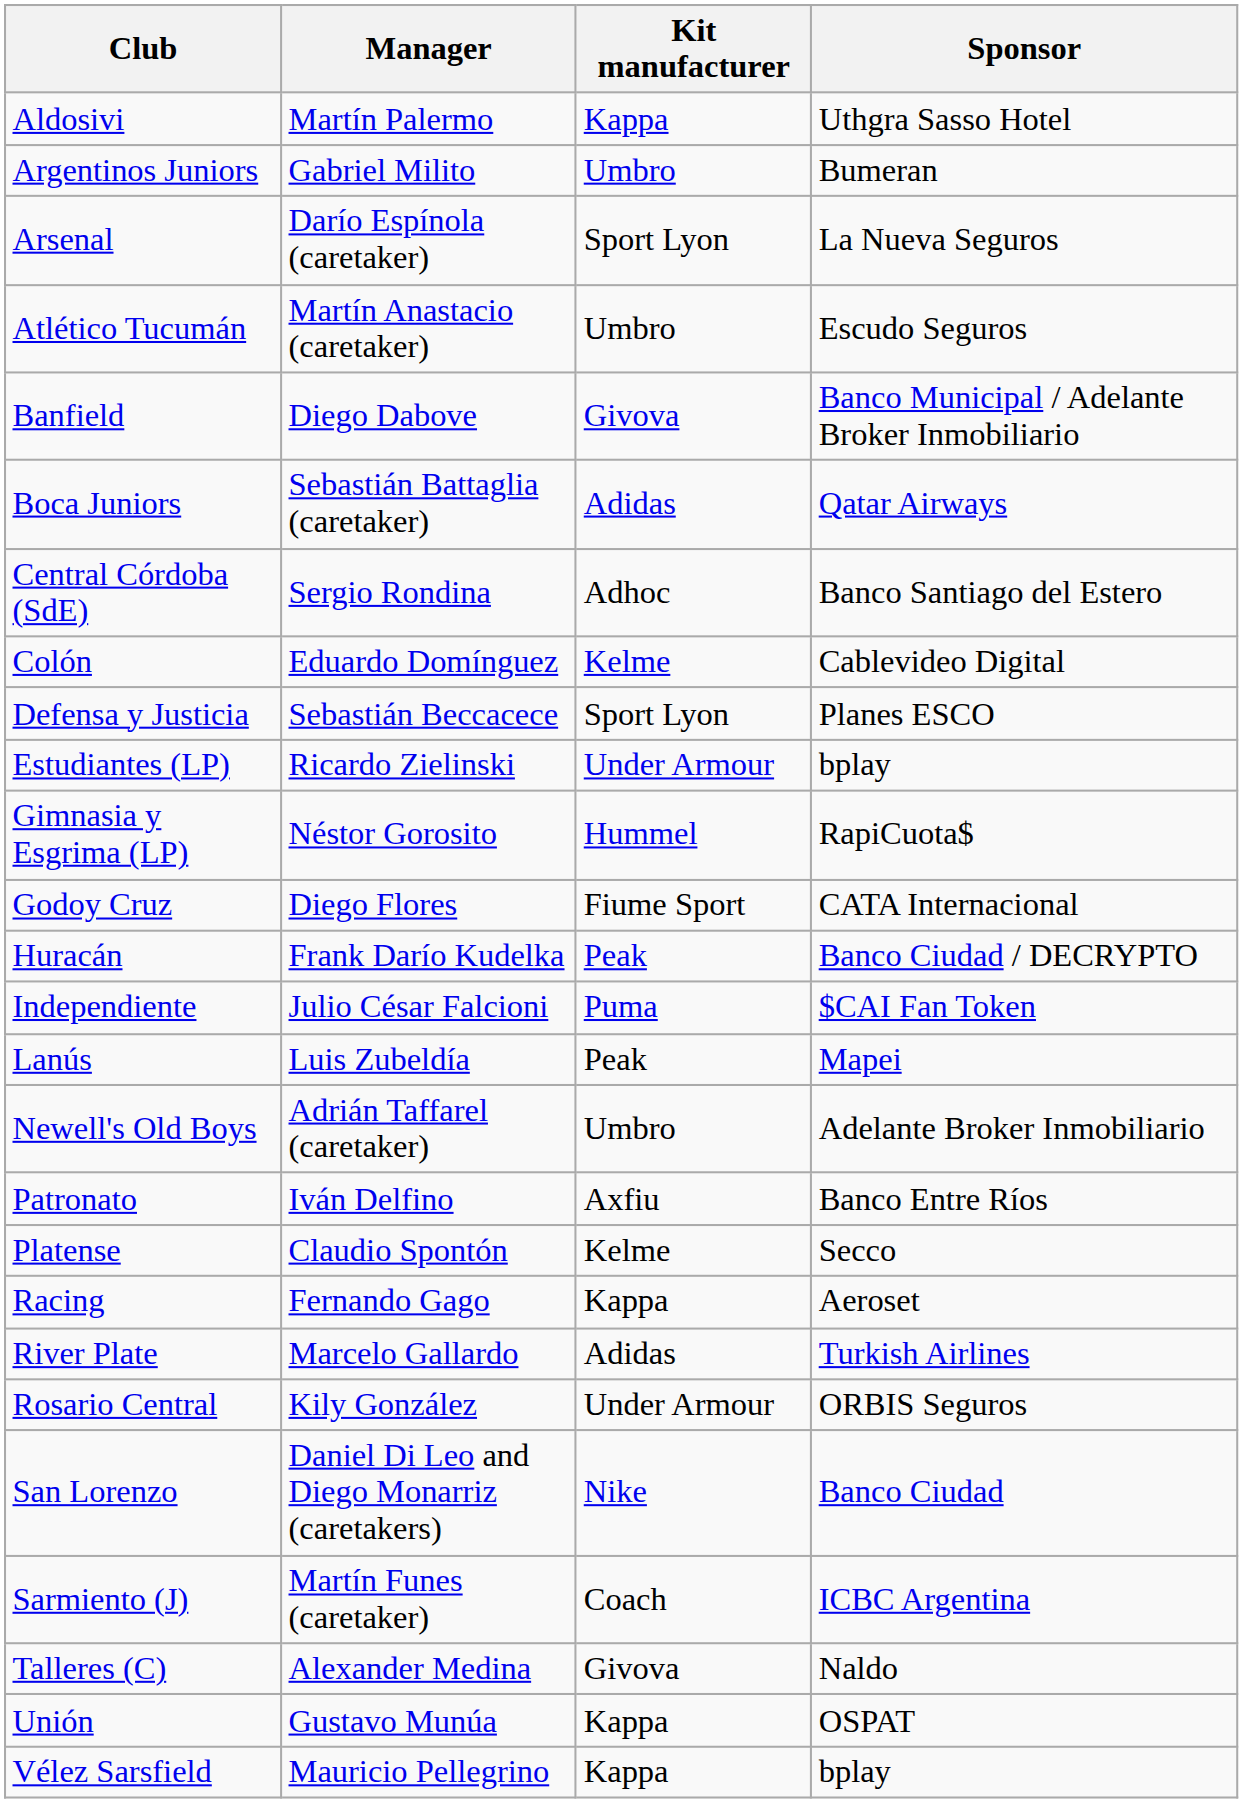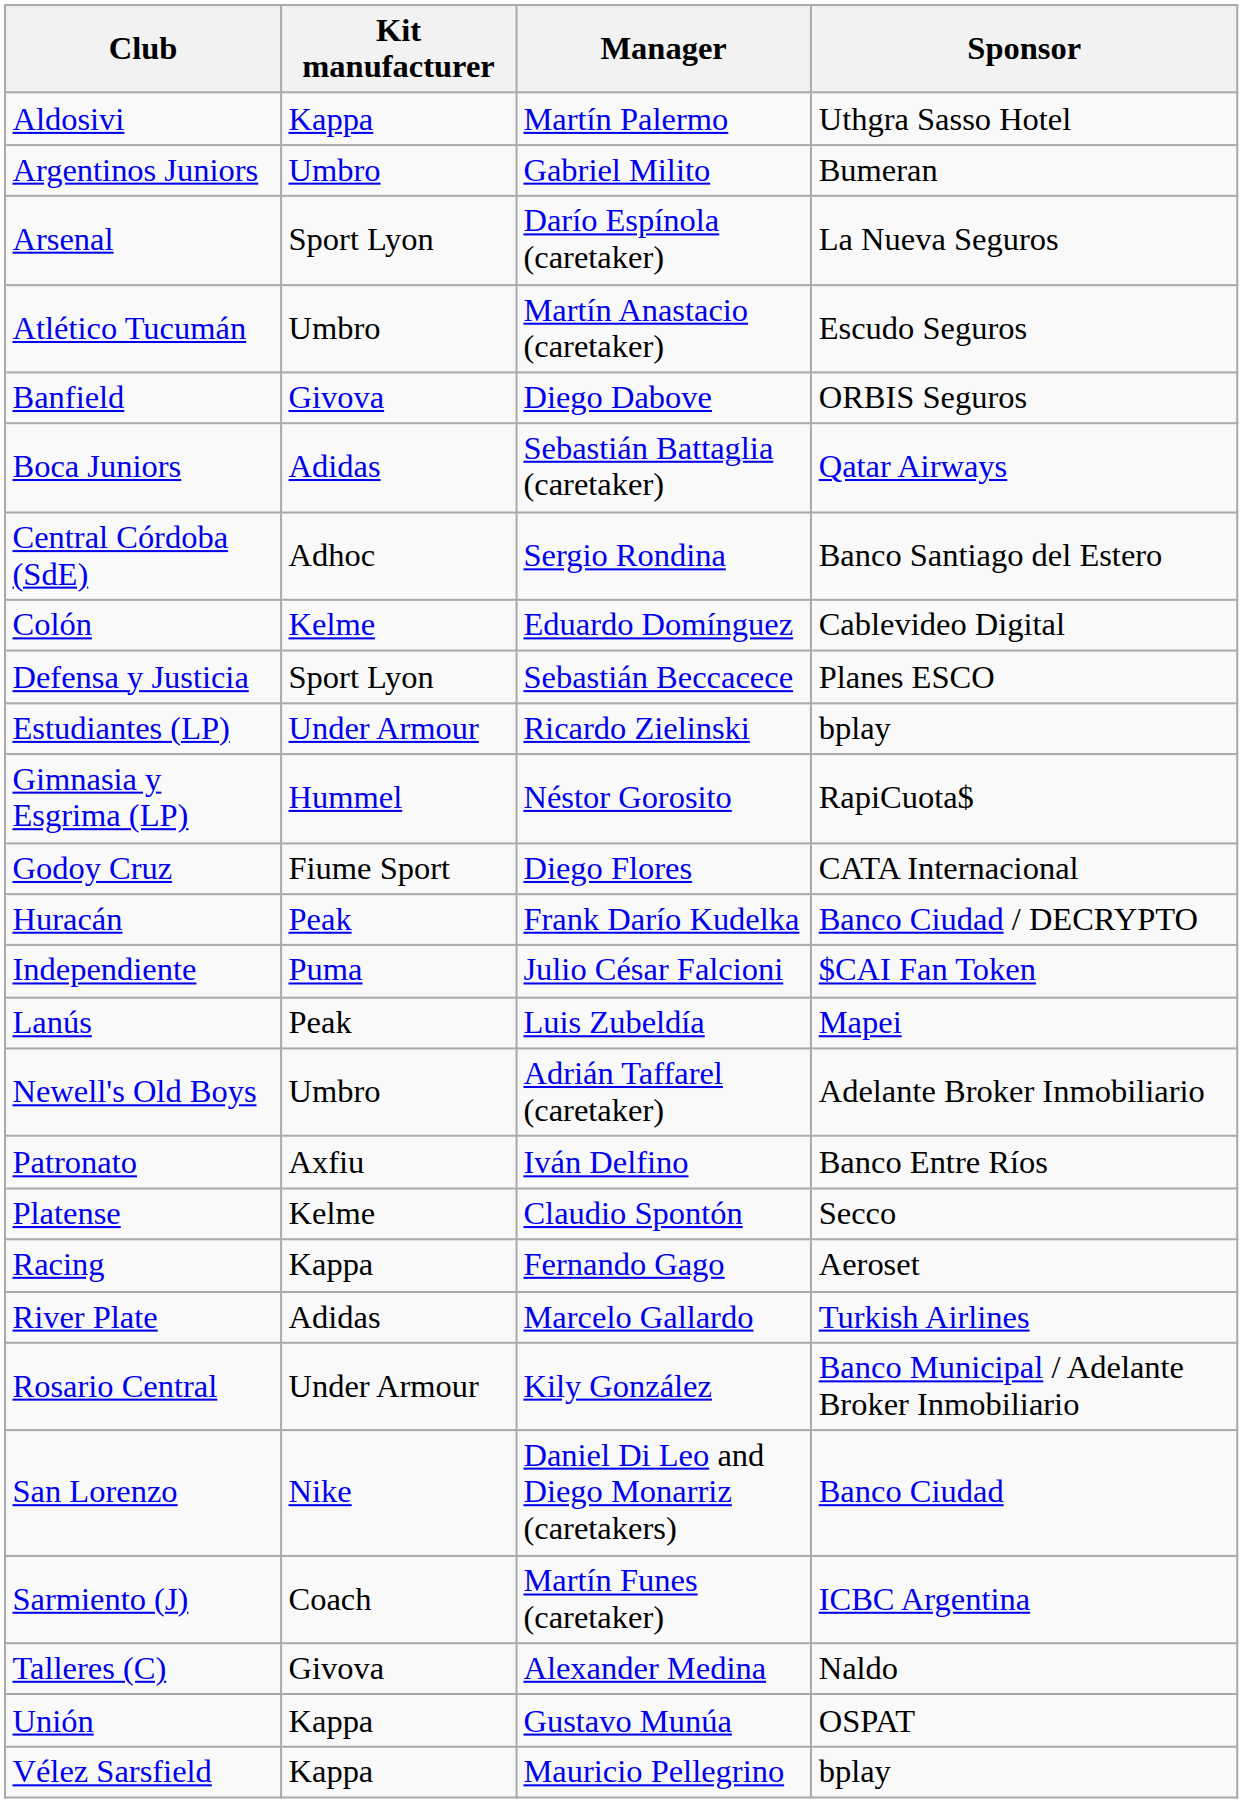columns swapped: (429, 48) <-> (694, 48)
(1001, 415) Banco Municipal / Adelante Broker Inmobiliario -> (923, 397) ORBIS Seguros
(923, 1404) ORBIS Seguros -> (1001, 1386) Banco Municipal / Adelante Broker Inmobiliario
